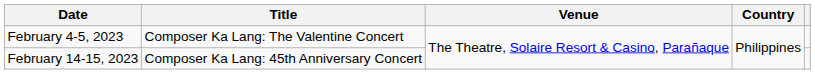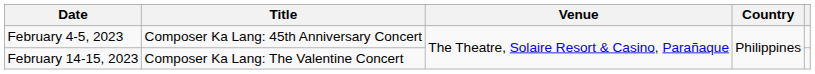(274, 36) Composer Ka Lang: The Valentine Concert -> (283, 36) Composer Ka Lang: 45th Anniversary Concert
(283, 58) Composer Ka Lang: 45th Anniversary Concert -> (274, 58) Composer Ka Lang: The Valentine Concert
